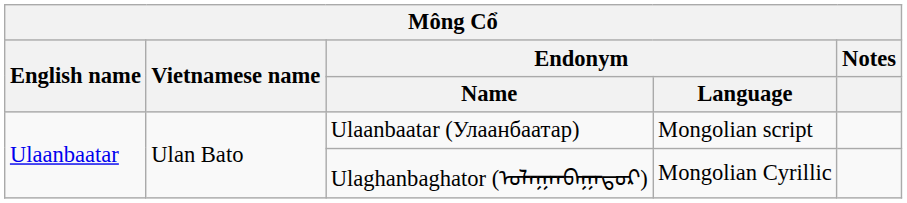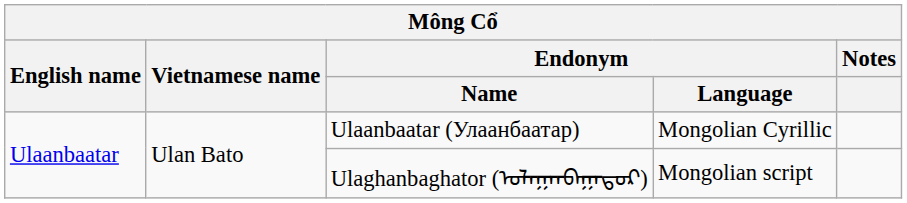(735, 129) Mongolian script -> (745, 129) Mongolian Cyrillic
(745, 172) Mongolian Cyrillic -> (735, 172) Mongolian script
